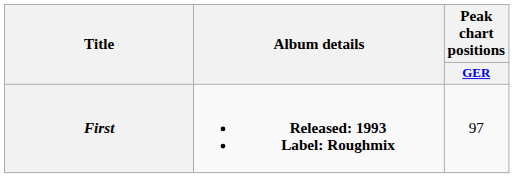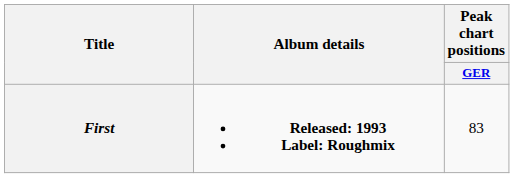(476, 128) 97 -> (476, 128) 83
